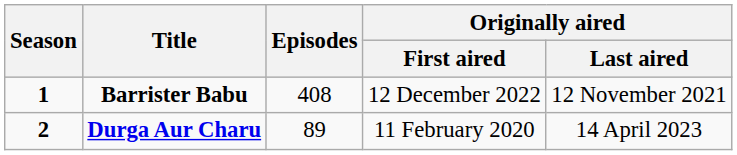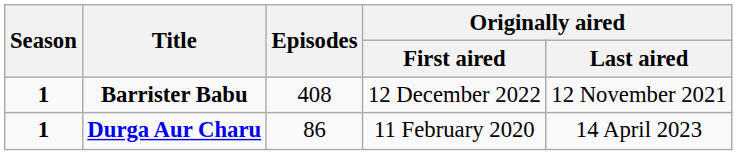(43, 130) 2 -> (43, 130) 1
(315, 130) 89 -> (315, 130) 86
